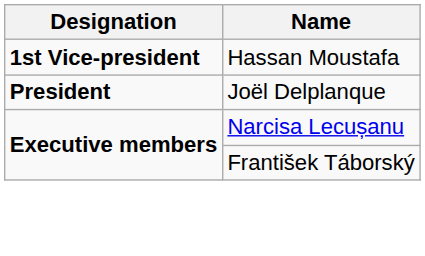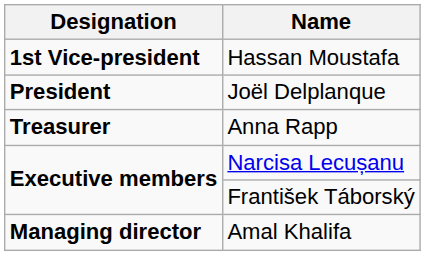+ row: (283, 127)
+ row: (289, 232)
